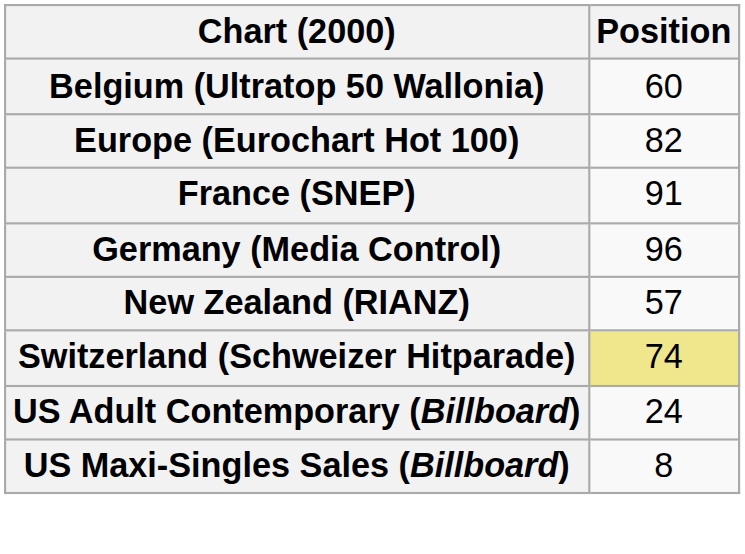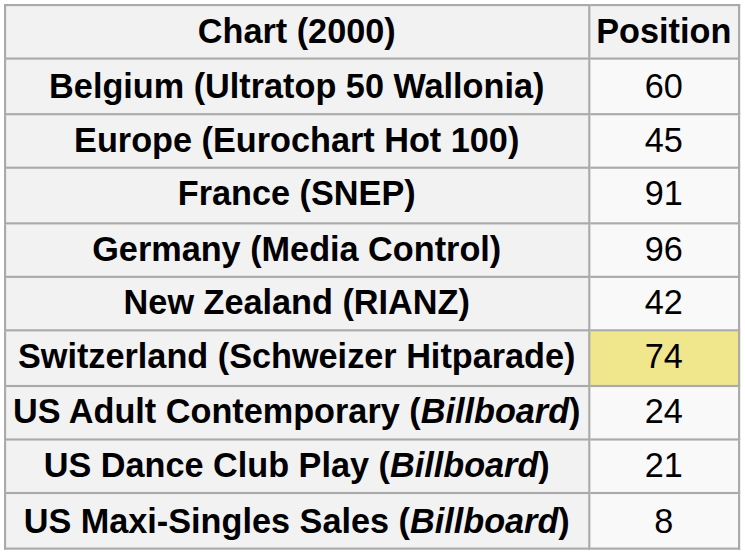(664, 140) 82 -> (664, 140) 45
(664, 303) 57 -> (664, 303) 42
+ row: (297, 466)
